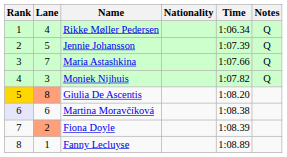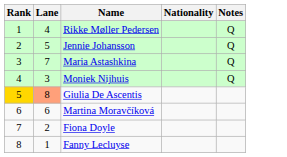- column: (234, 12)
(19, 111) lavender background -> (19, 111) no background
(47, 128) lightsalmon background -> (47, 128) no background
